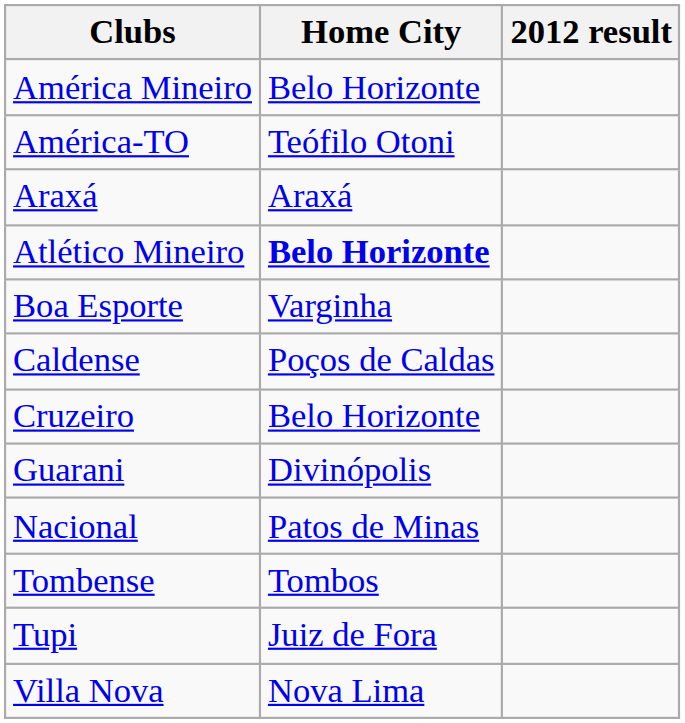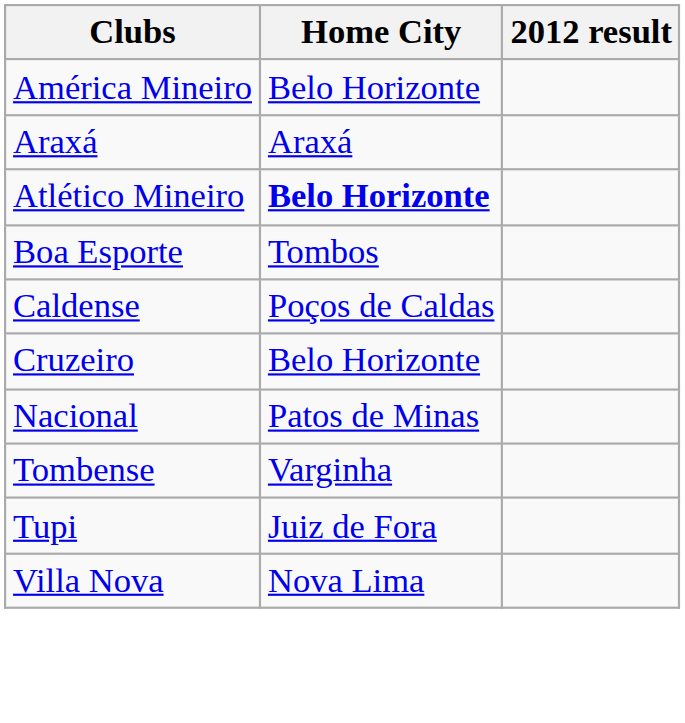- row: (101, 141)
(330, 305) Varginha -> (323, 251) Tombos
- row: (69, 470)
(323, 580) Tombos -> (330, 470) Varginha
